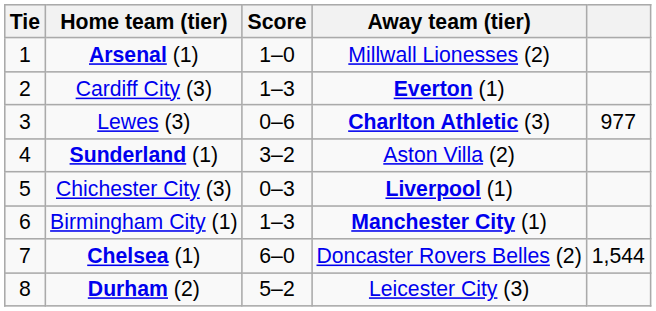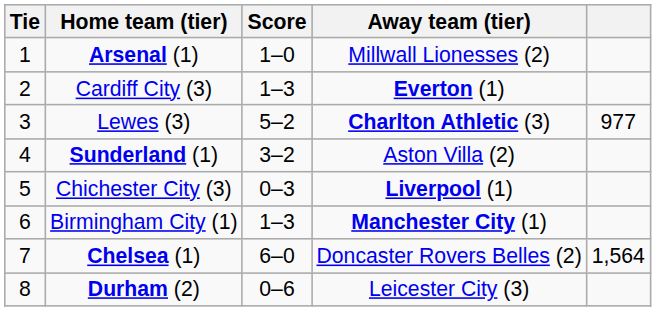(277, 121) 0–6 -> (277, 121) 5–2
(618, 255) 1,544 -> (618, 255) 1,564
(277, 289) 5–2 -> (277, 289) 0–6
